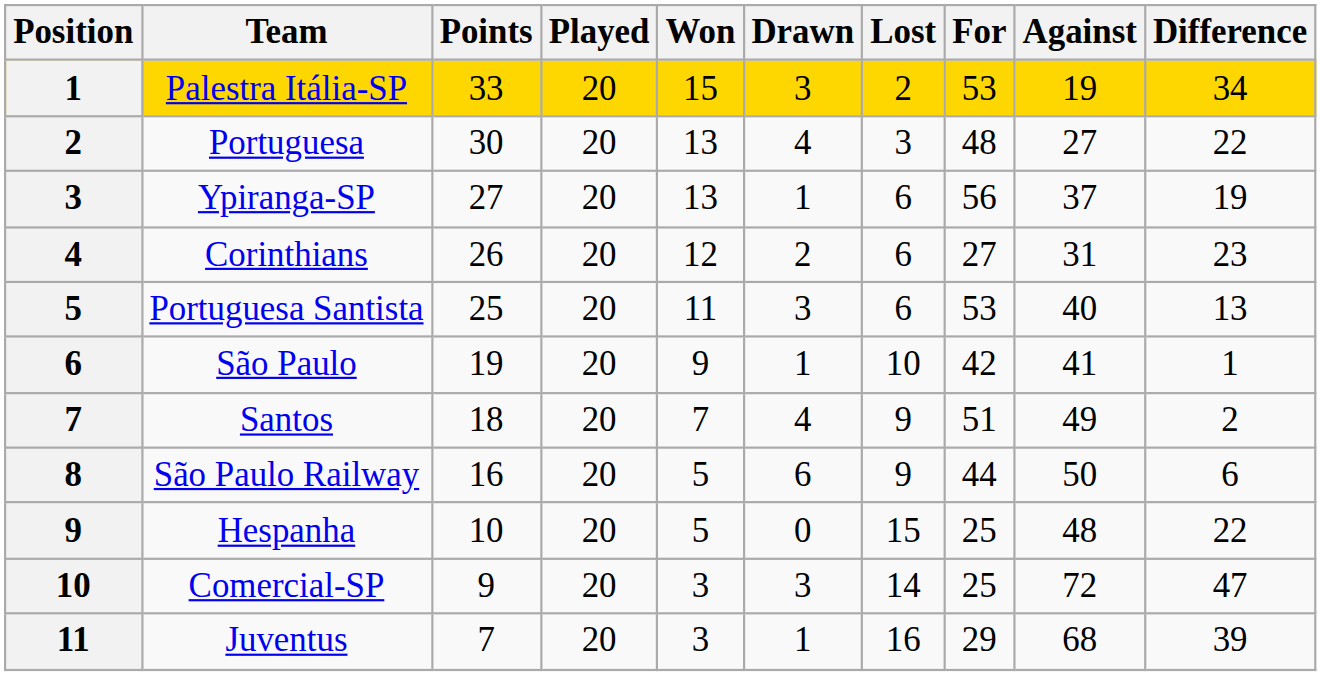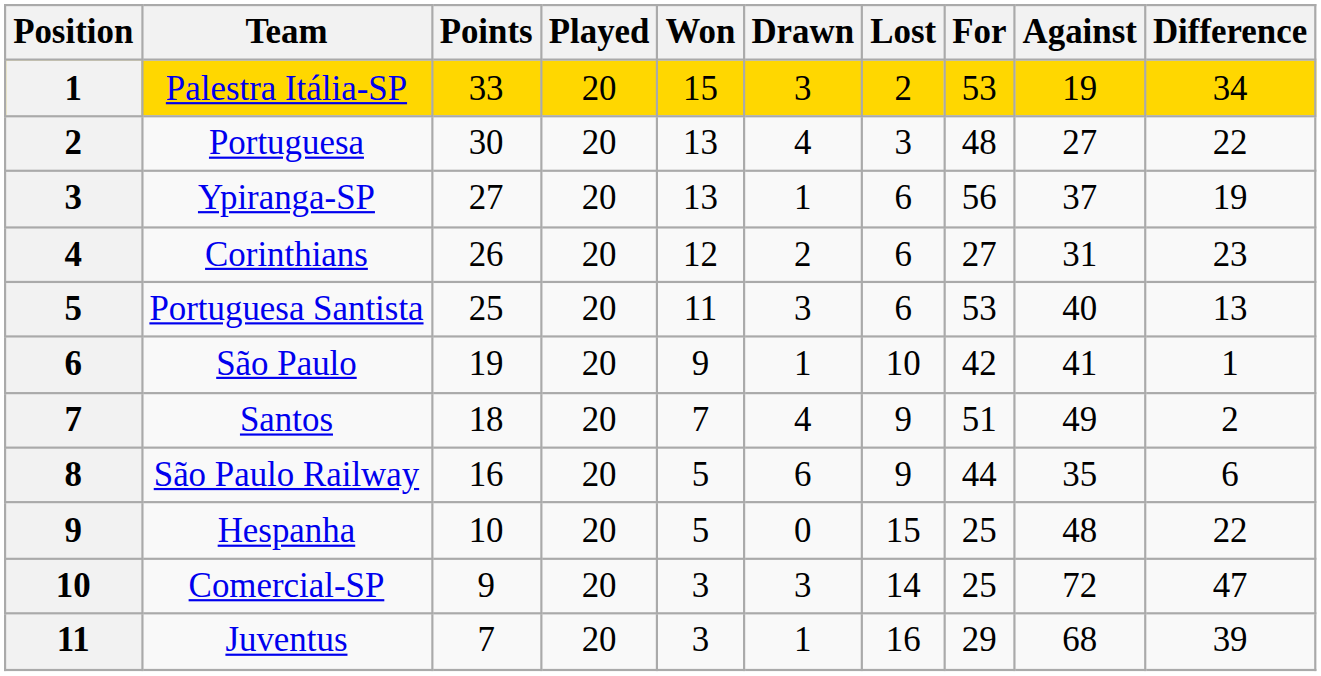(1080, 474) 50 -> (1080, 474) 35
